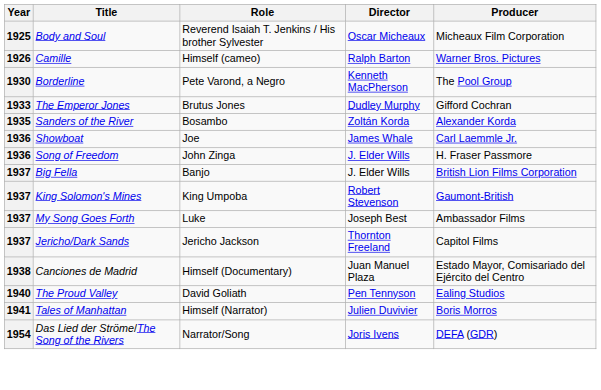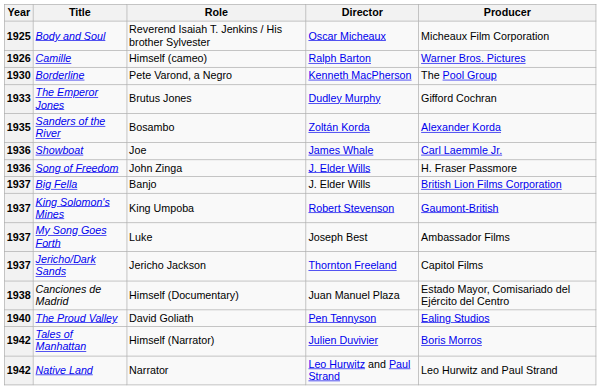(19, 311) 1941 -> (19, 341) 1942
+ row: (64, 370)
- row: (95, 334)
